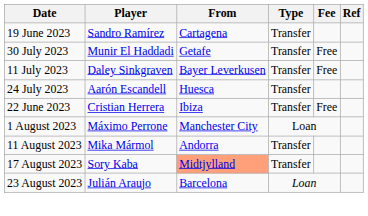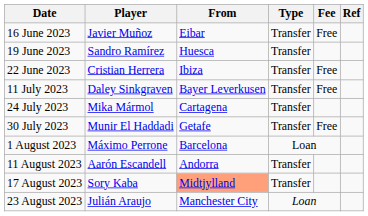+ row: (39, 32)
(203, 32) Cartagena -> (197, 51) Huesca
rows swapped: (39, 107) <-> (38, 51)
(127, 88) Aarón Escandell -> (121, 107) Mika Mármol
(197, 88) Huesca -> (203, 107) Cartagena
(218, 126) Manchester City -> (203, 145) Barcelona
(121, 145) Mika Mármol -> (127, 164) Aarón Escandell
(203, 182) Barcelona -> (218, 201) Manchester City
